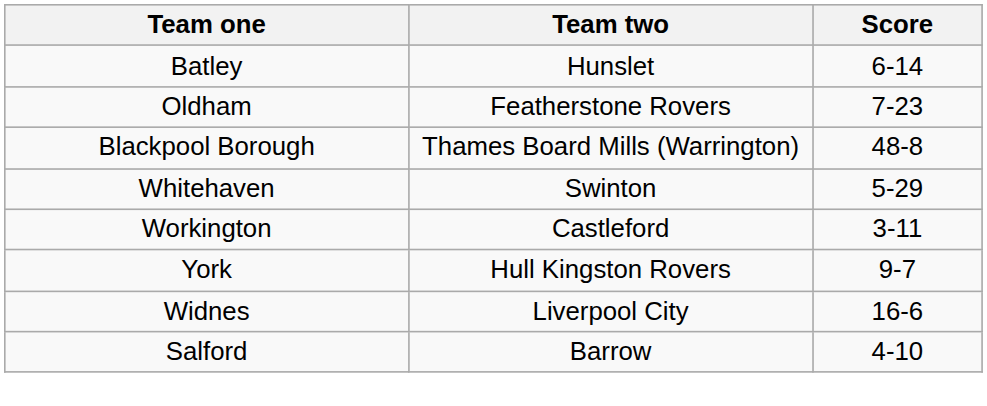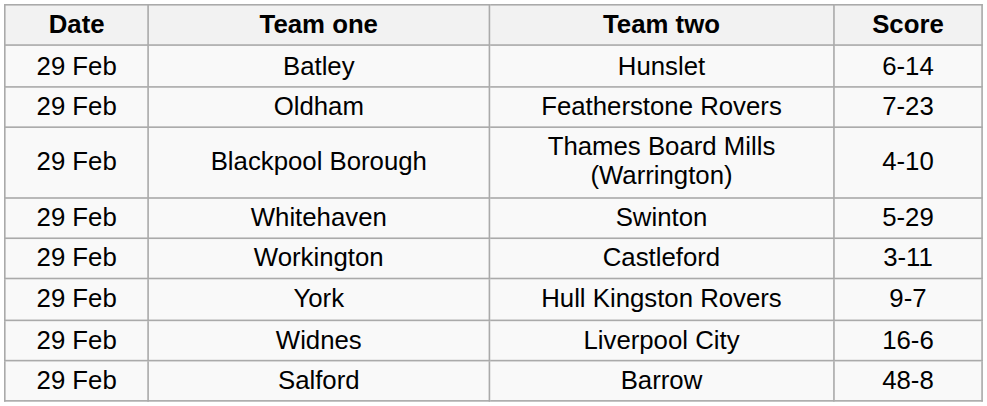+ column: (77, 24)
(897, 147) 48-8 -> (908, 161) 4-10
(897, 351) 4-10 -> (908, 380) 48-8
